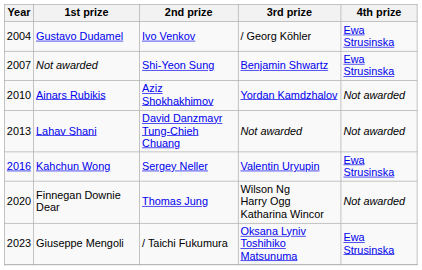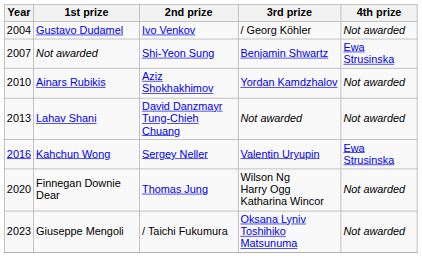(369, 36) Ewa Strusinska -> (374, 30) Not awarded
(369, 244) Ewa Strusinska -> (374, 231) Not awarded
